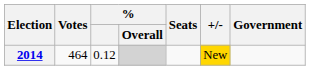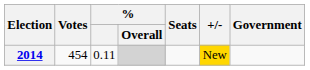(78, 55) 464 -> (78, 55) 454
(105, 55) 0.12 -> (104, 55) 0.11
